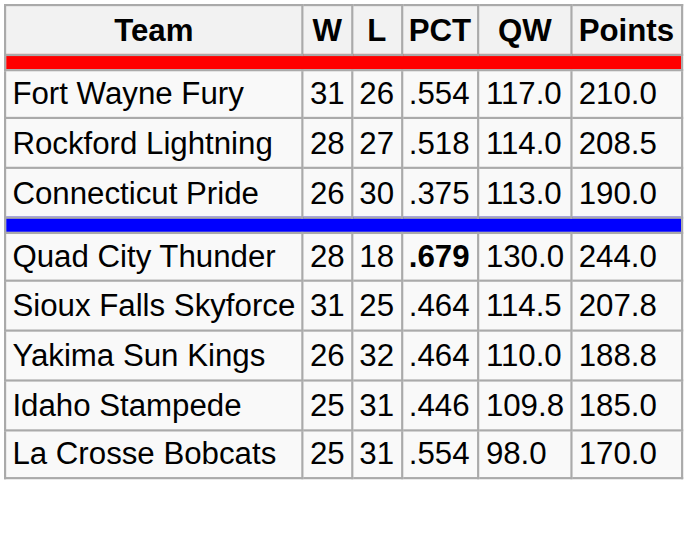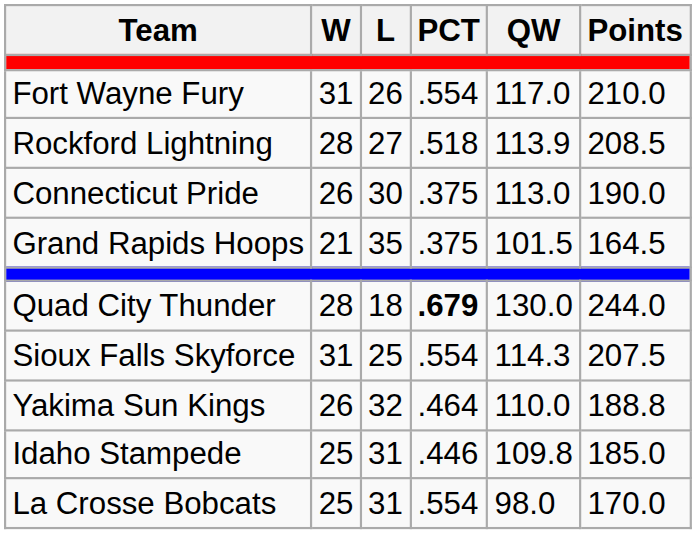(524, 144) 114.0 -> (533, 144) 113.9
+ row: (158, 242)
(439, 306) .464 -> (448, 356) .554
(524, 306) 114.5 -> (533, 356) 114.3
(618, 306) 207.8 -> (627, 356) 207.5
